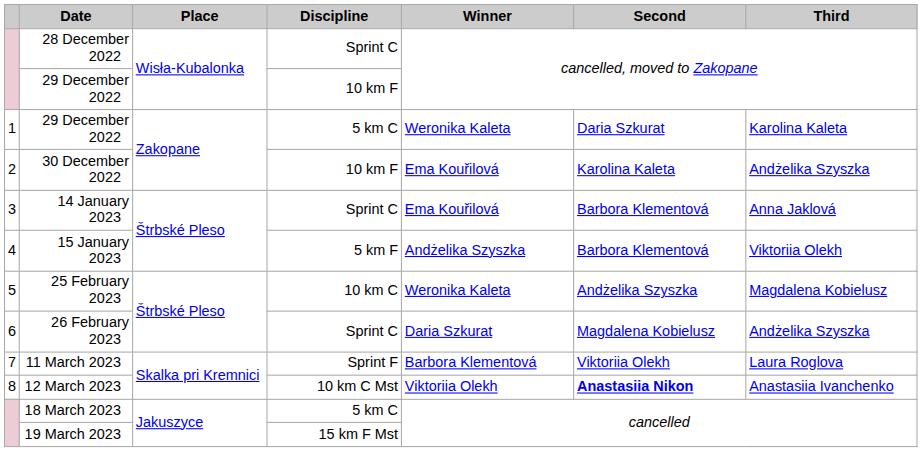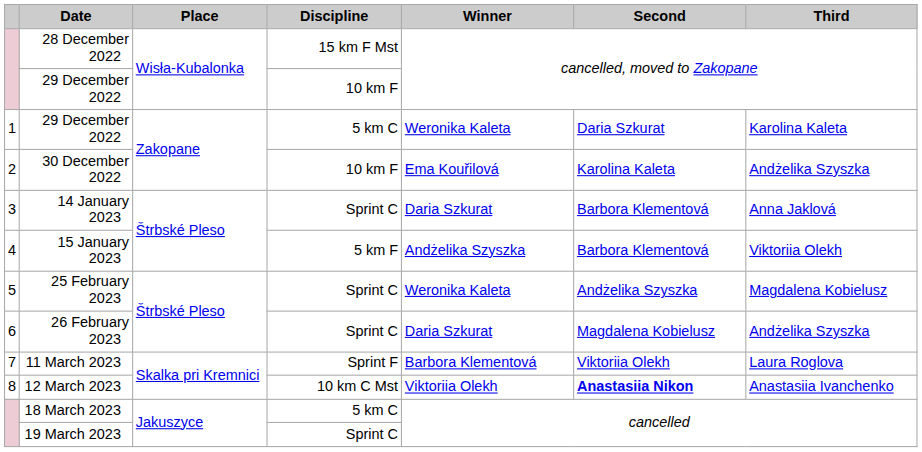(372, 48) Sprint C -> (358, 48) 15 km F Mst
(452, 209) Ema Kouřilová -> (449, 209) Daria Szkurat
(371, 290) 10 km C -> (372, 290) Sprint C
(358, 433) 15 km F Mst -> (372, 433) Sprint C
